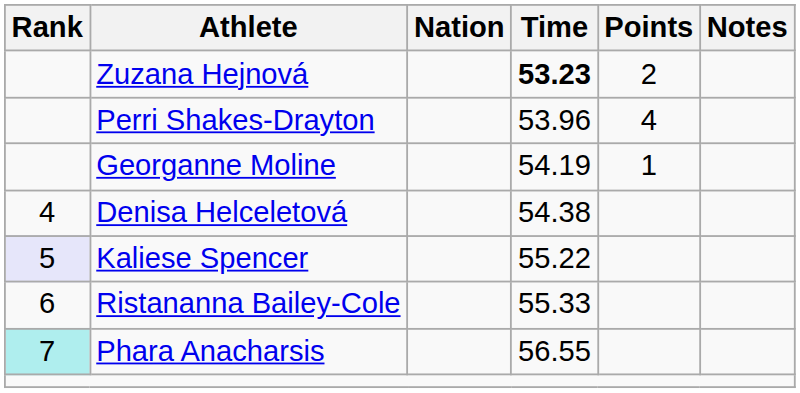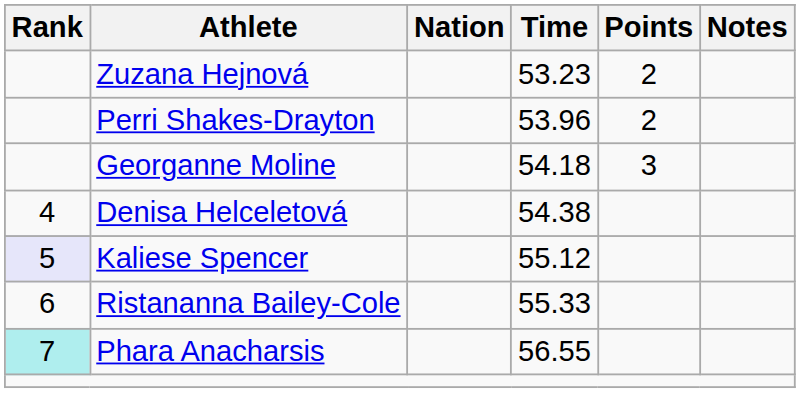(554, 73) bold -> (554, 73) normal
(649, 119) 4 -> (649, 119) 2
(554, 166) 54.19 -> (554, 166) 54.18
(649, 166) 1 -> (649, 166) 3
(554, 258) 55.22 -> (554, 258) 55.12
